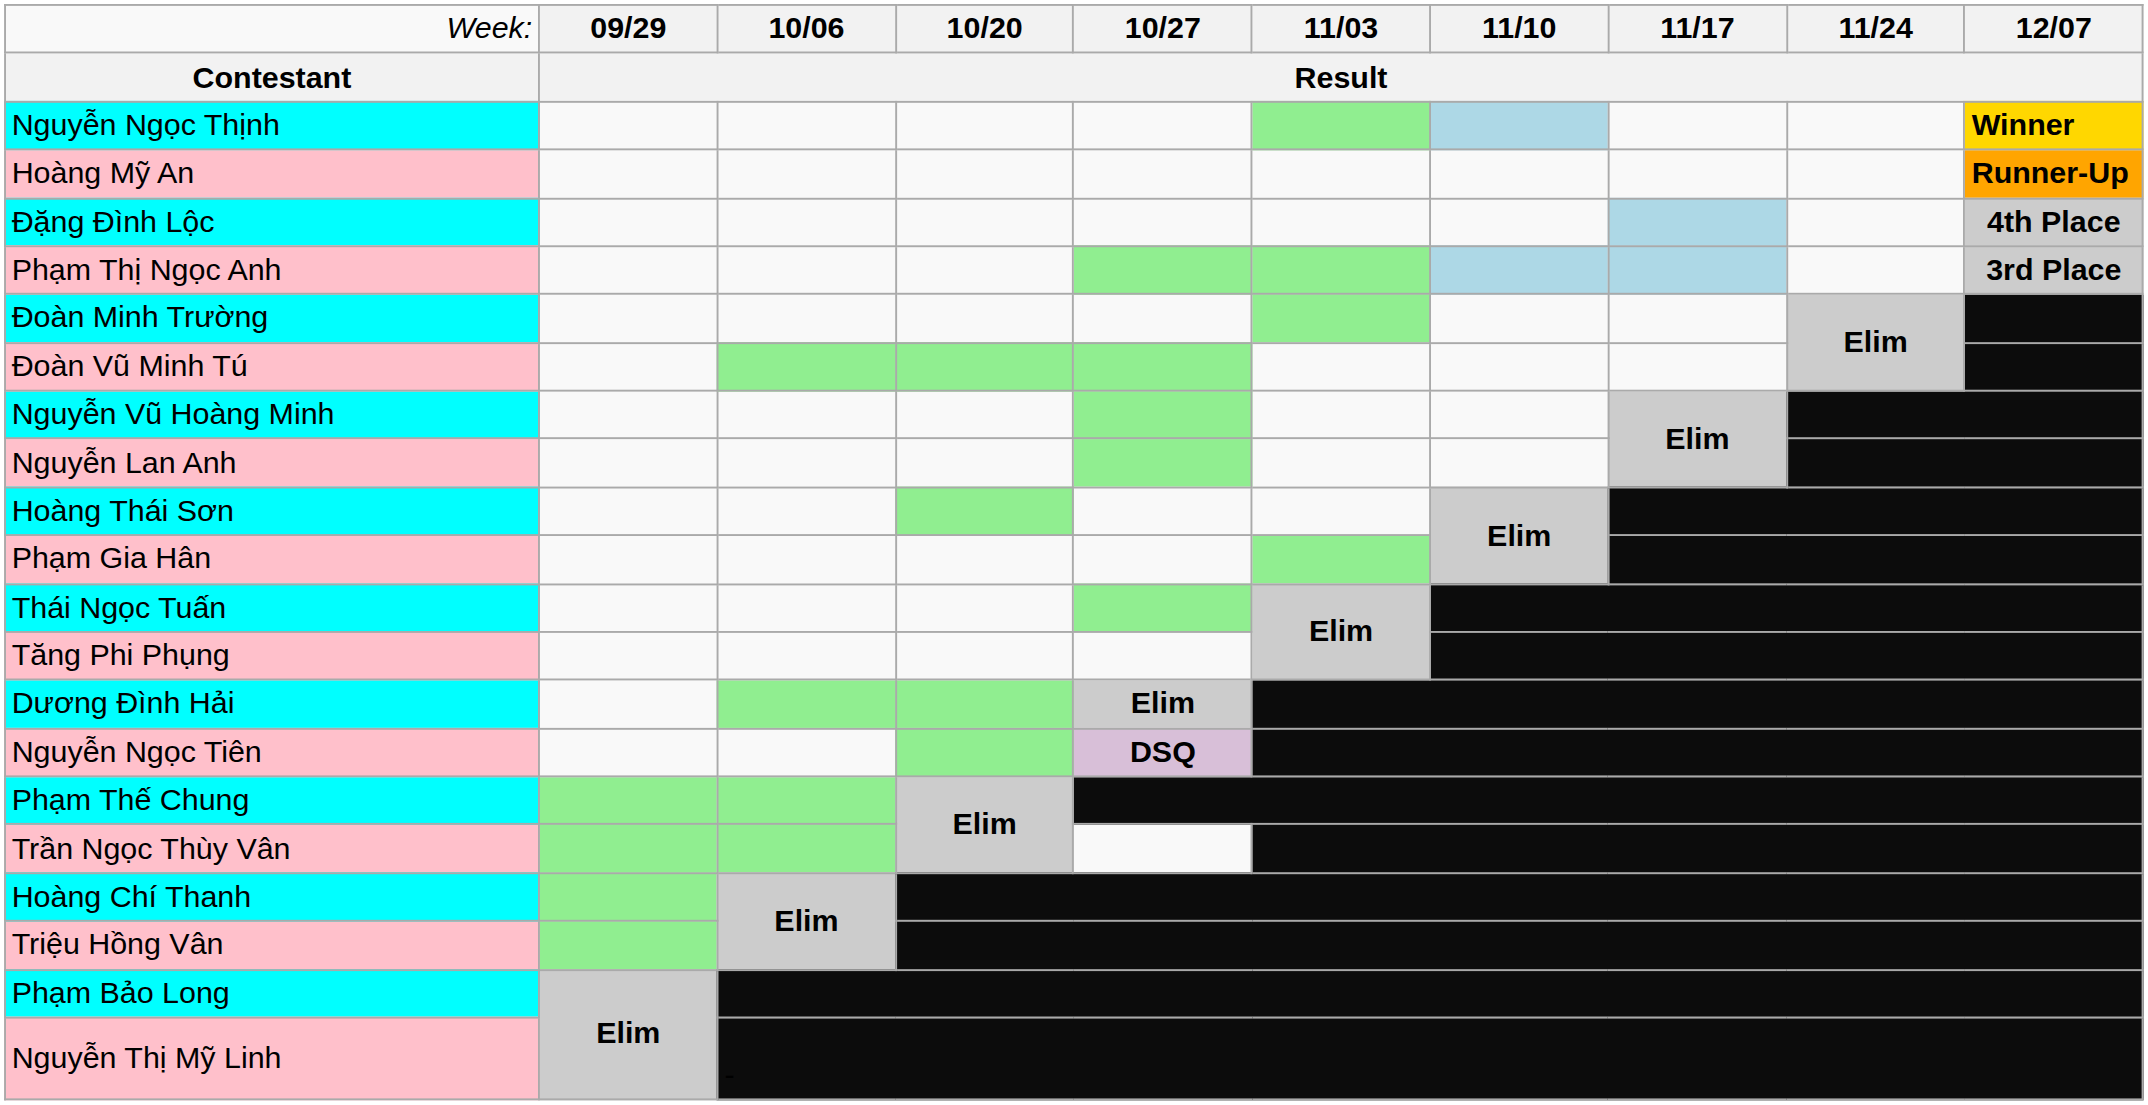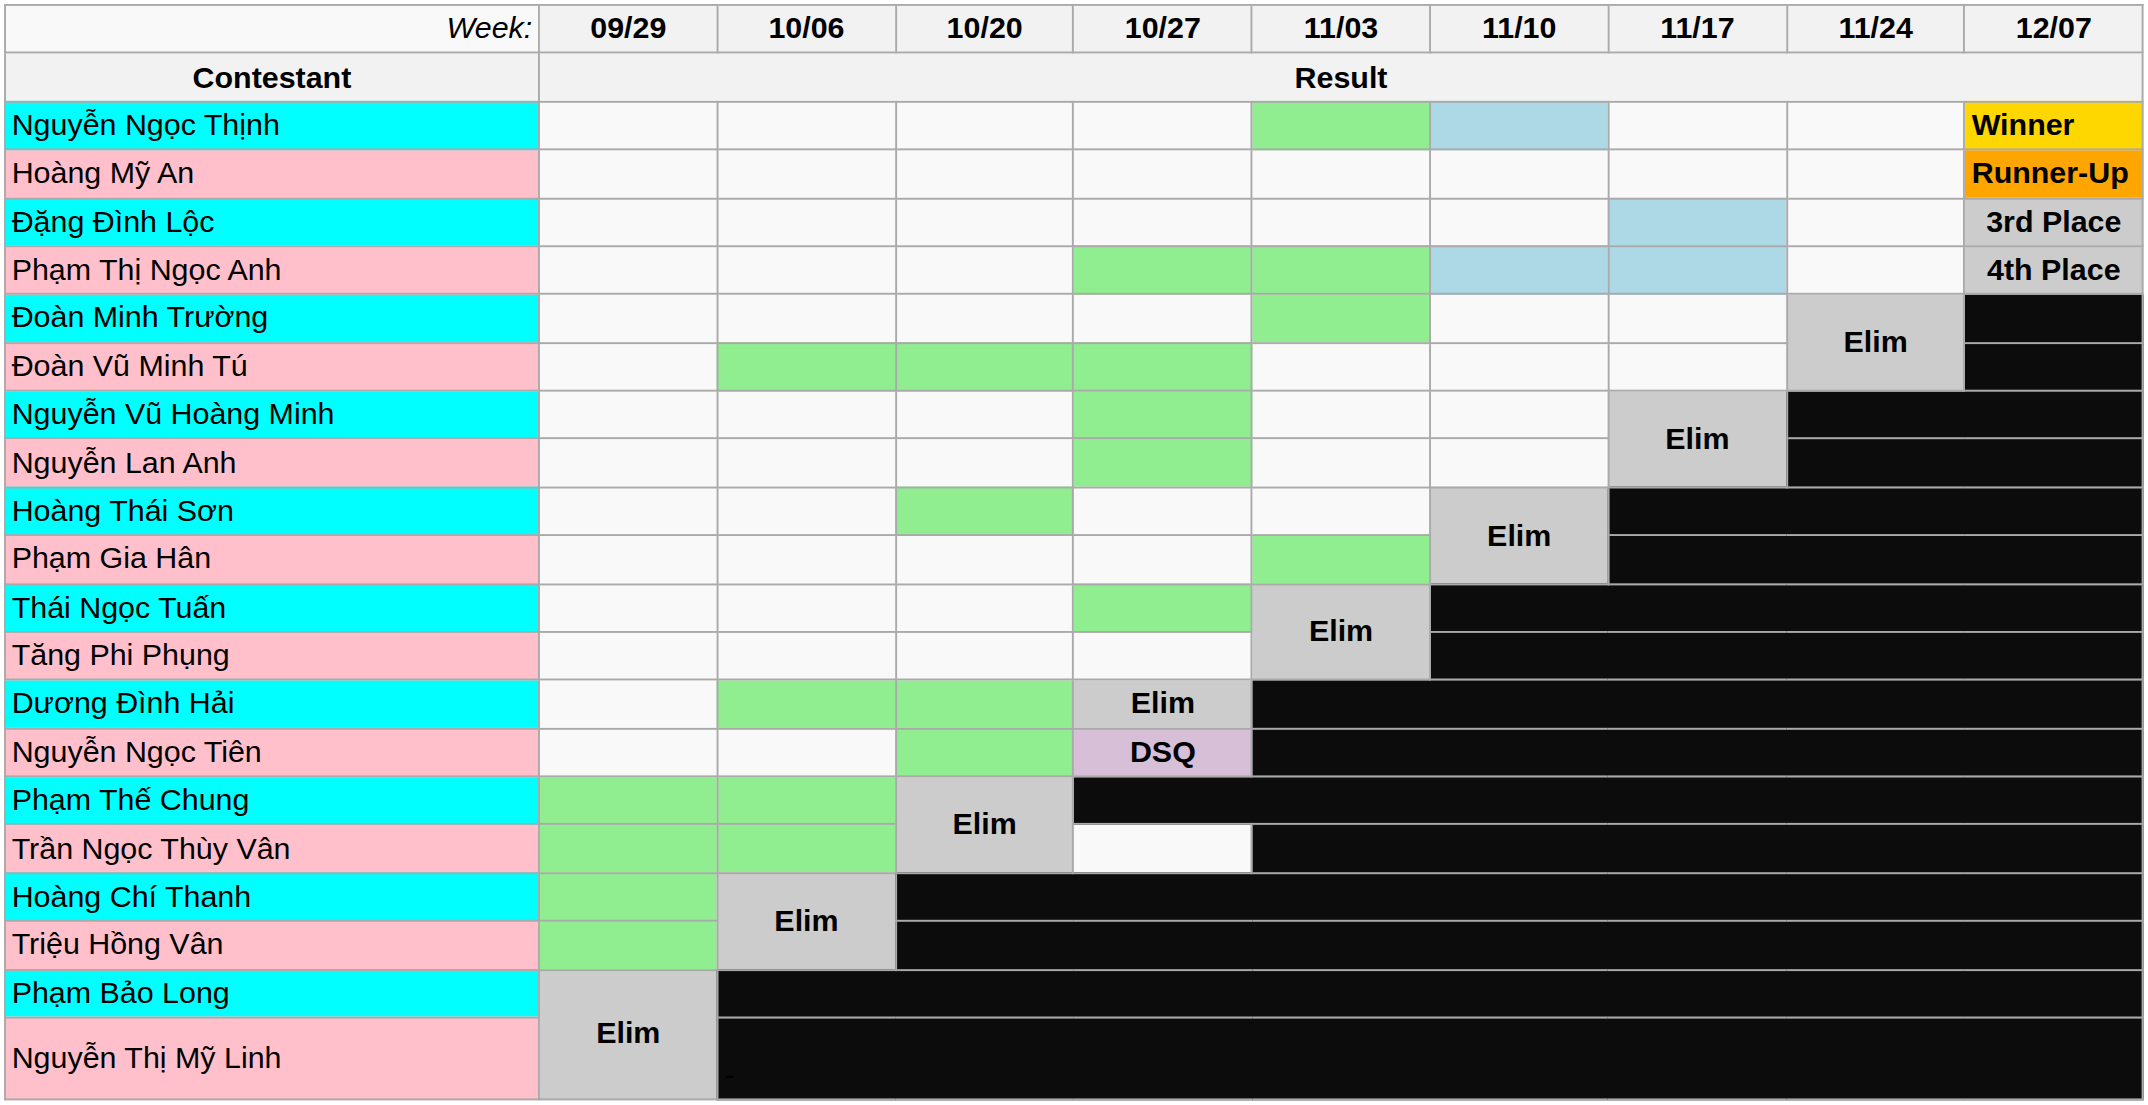(2054, 221) 4th Place -> (2054, 221) 3rd Place
(2054, 269) 3rd Place -> (2054, 269) 4th Place
